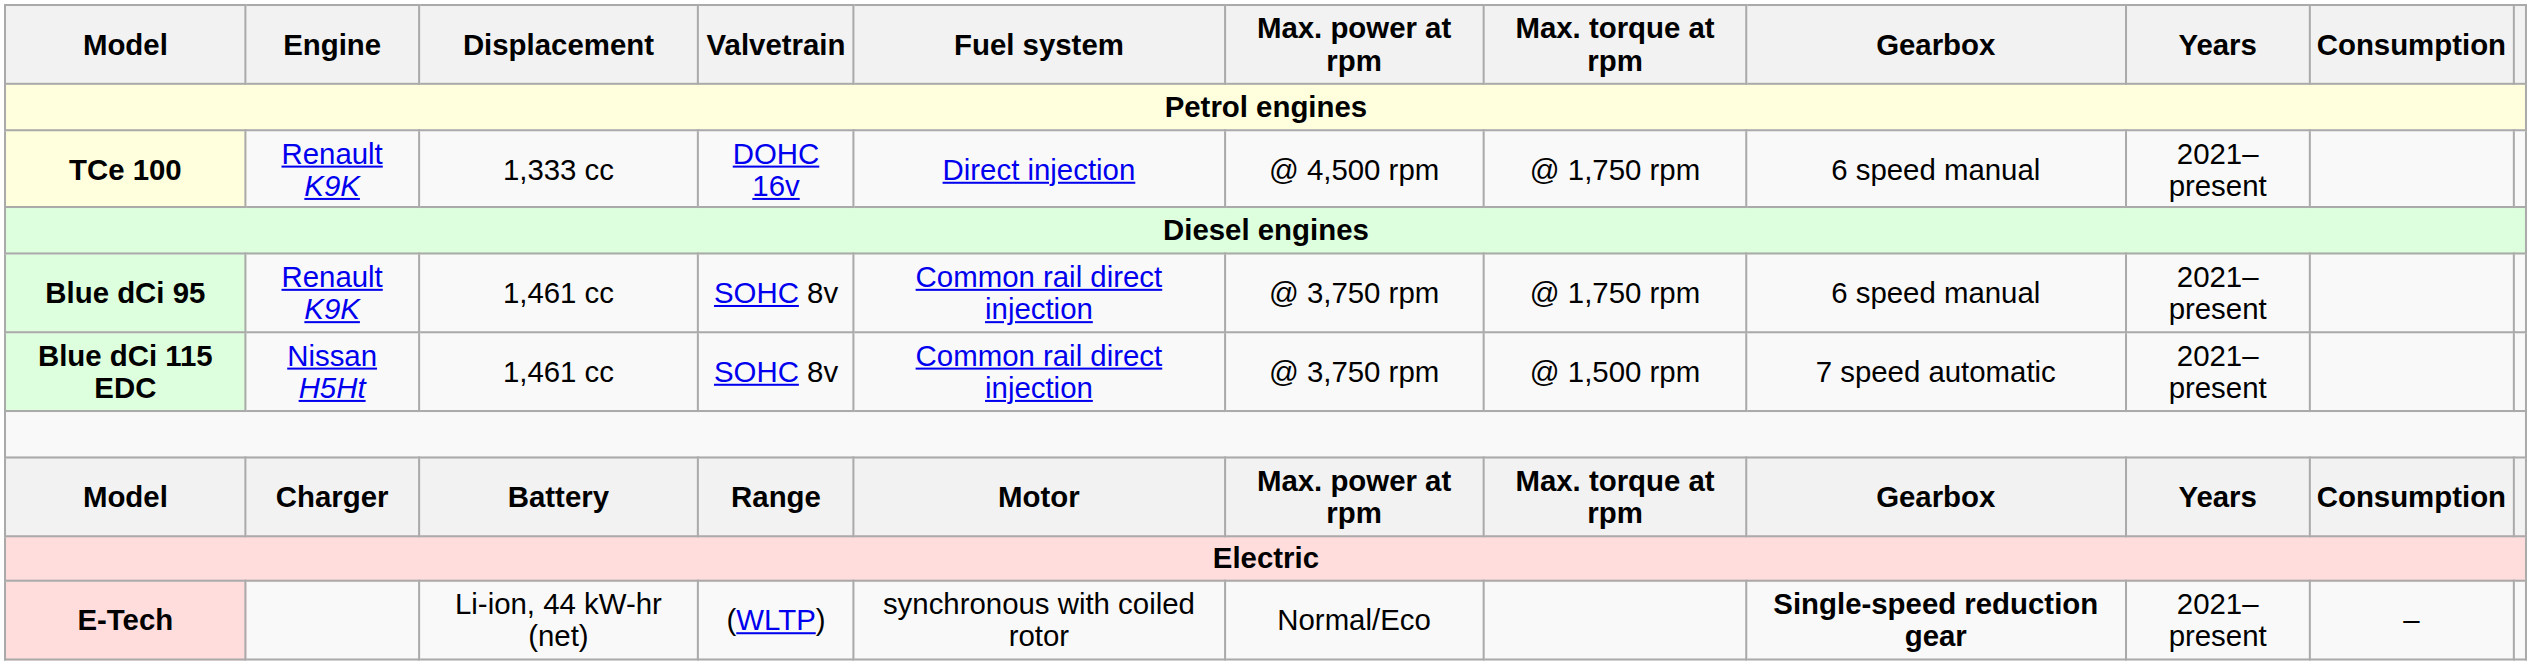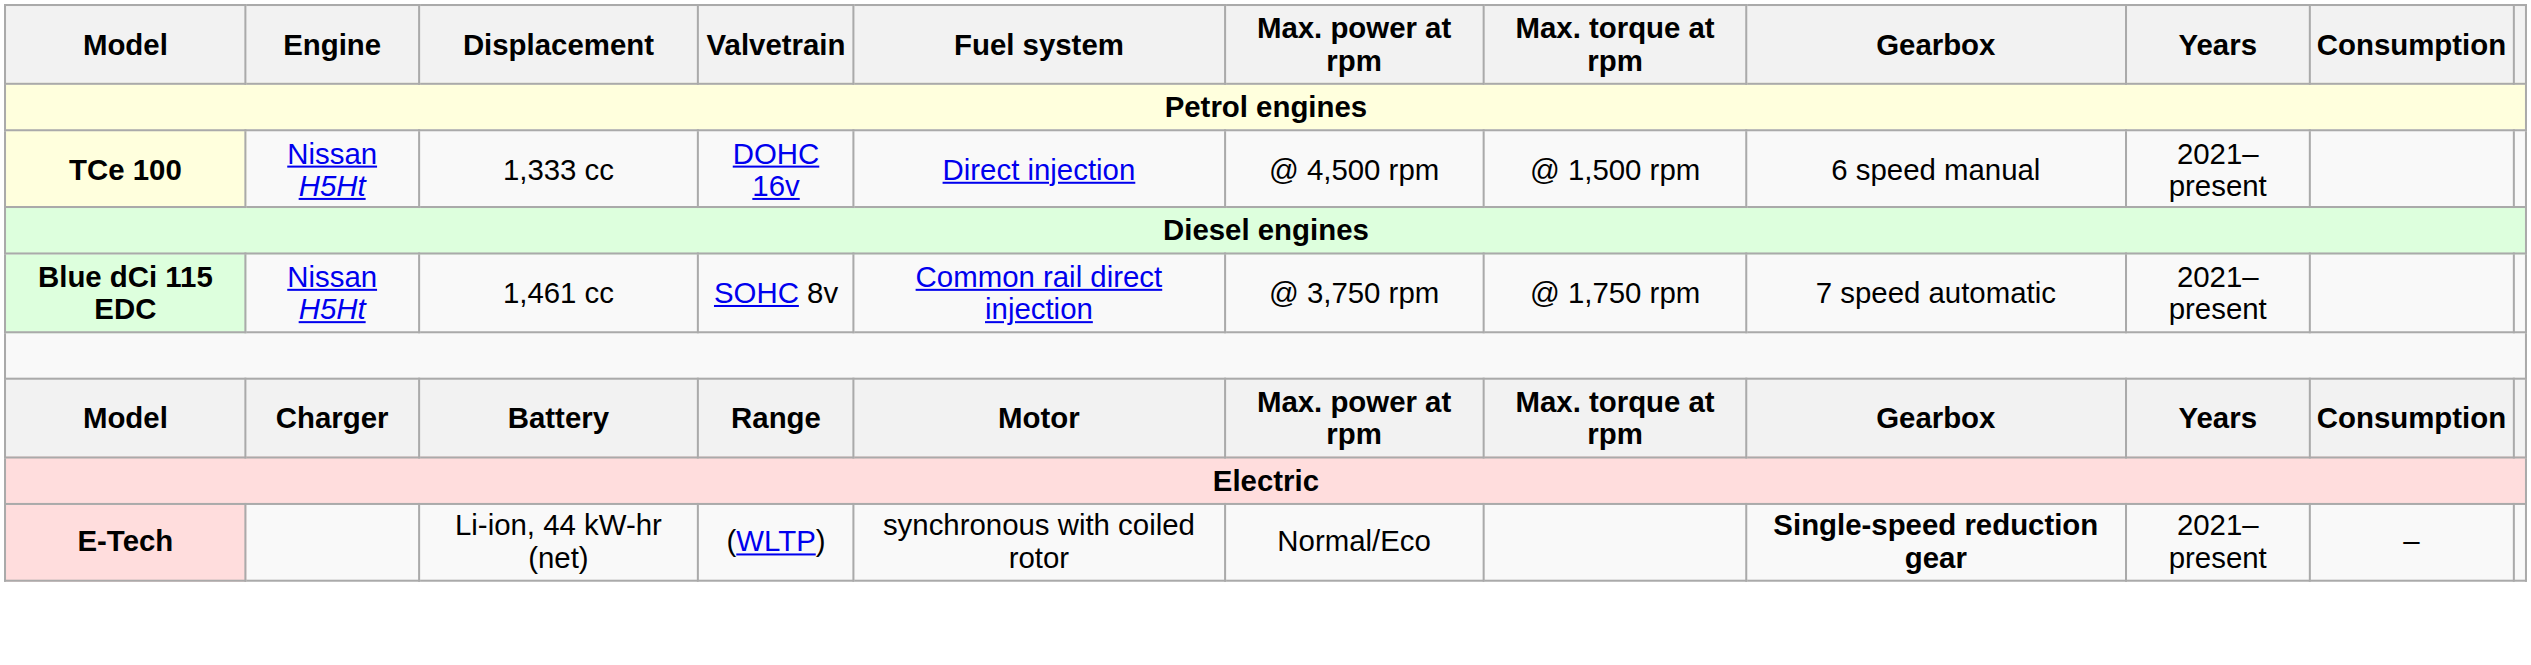(332, 168) Renault K9K -> (332, 168) Nissan H5Ht
(1615, 168) @ 1,750 rpm -> (1615, 168) @ 1,500 rpm
- row: (125, 293)
(1615, 371) @ 1,500 rpm -> (1615, 293) @ 1,750 rpm
